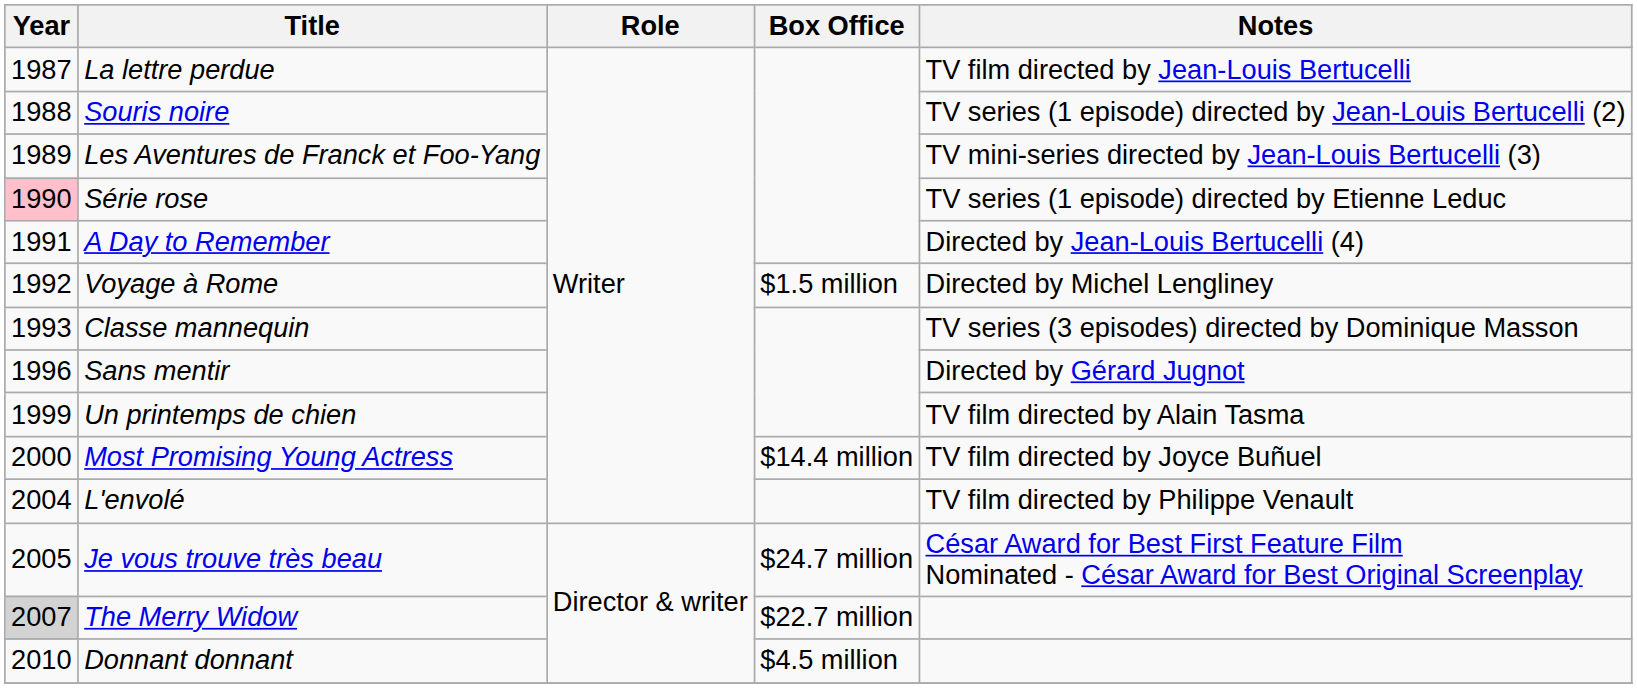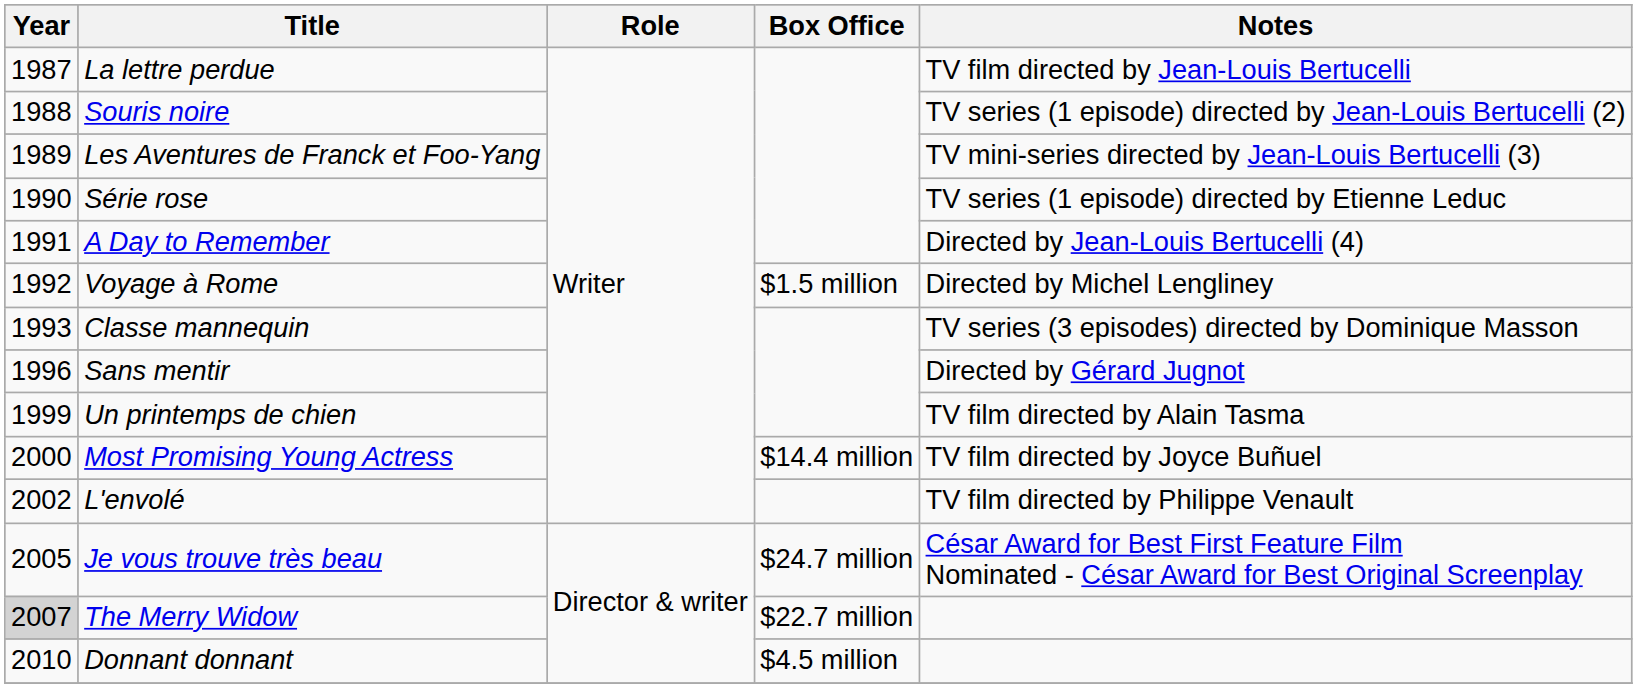(41, 198) pink background -> (41, 198) no background
(41, 500) 2004 -> (41, 500) 2002
